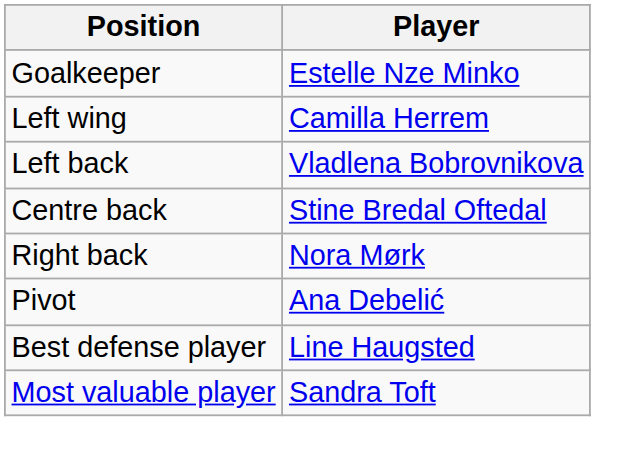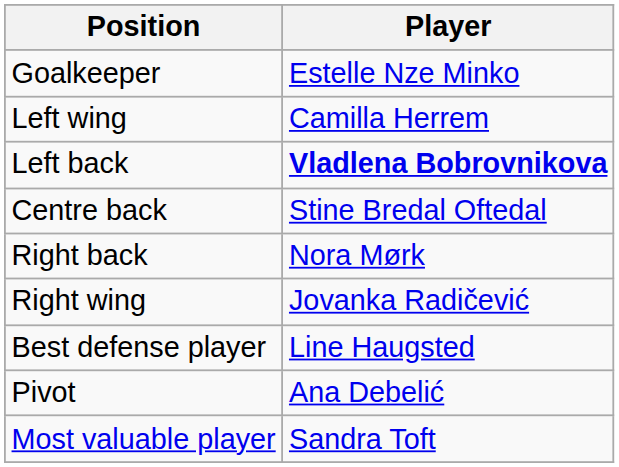(436, 164) normal -> (448, 164) bold
+ row: (79, 301)
rows swapped: (44, 301) <-> (139, 347)
